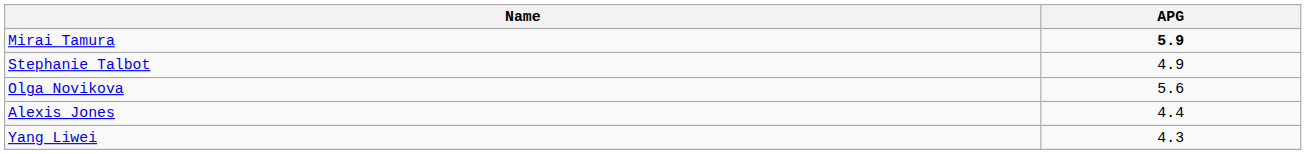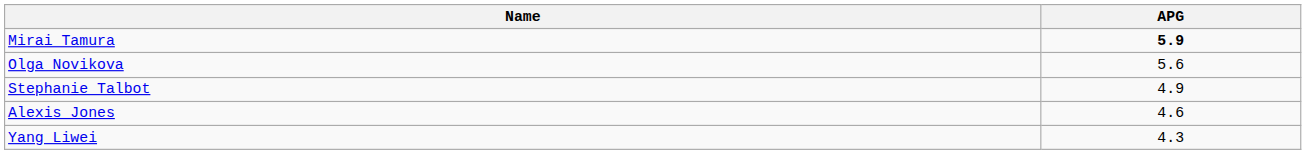rows swapped: (79, 65) <-> (66, 89)
(1171, 113) 4.4 -> (1171, 113) 4.6
